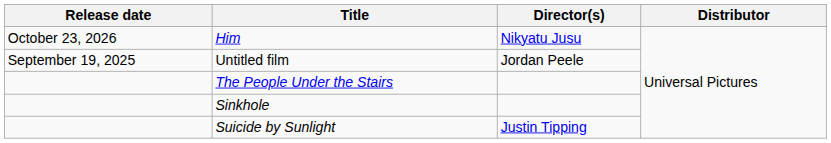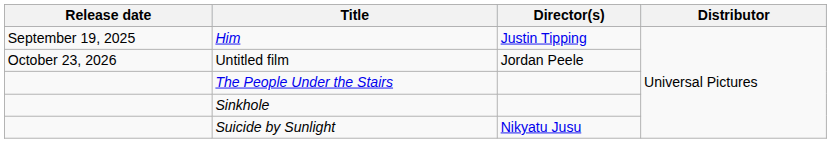(62, 37) October 23, 2026 -> (71, 37) September 19, 2025
(541, 37) Nikyatu Jusu -> (544, 37) Justin Tipping
(71, 60) September 19, 2025 -> (62, 60) October 23, 2026
(544, 127) Justin Tipping -> (541, 127) Nikyatu Jusu
